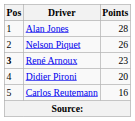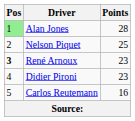(9, 28) no background -> (9, 28) lightgreen background
(123, 44) 26 -> (123, 44) 25
(123, 76) 20 -> (123, 76) 23
